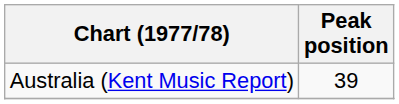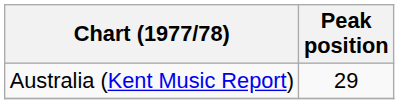(346, 80) 39 -> (346, 80) 29
